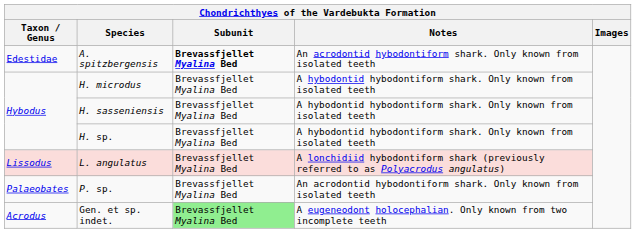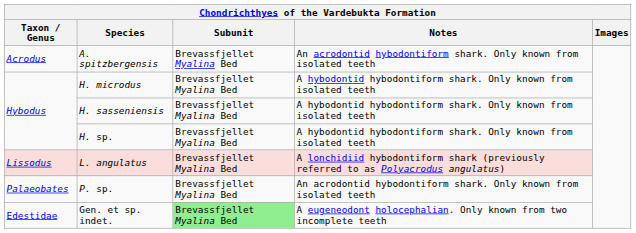(32, 59) Edestidae -> (26, 59) Acrodus
(215, 59) bold -> (215, 59) normal
(26, 215) Acrodus -> (32, 215) Edestidae
